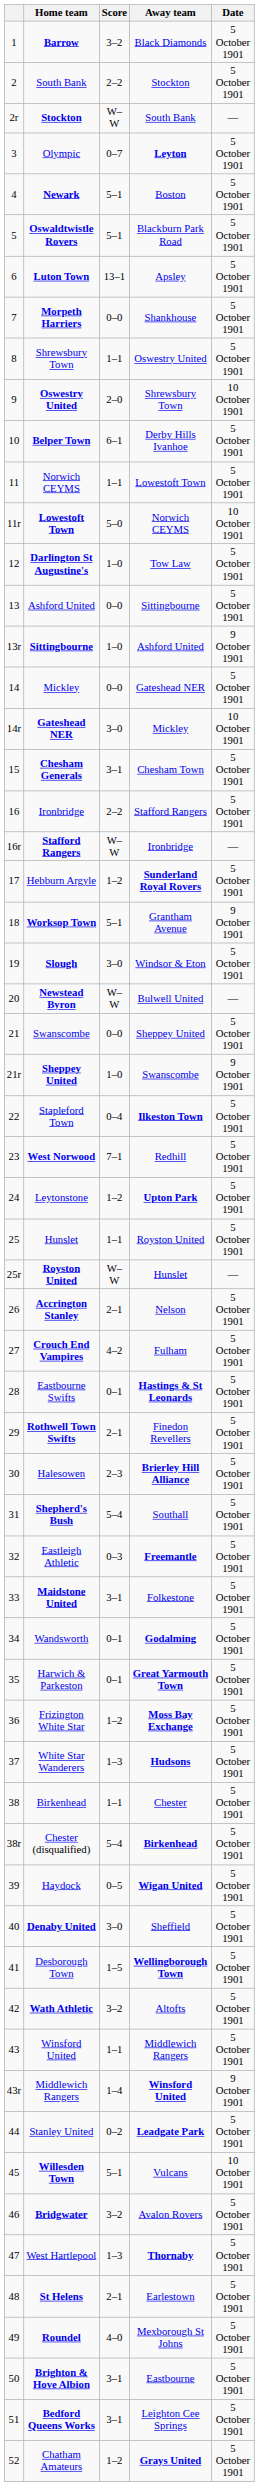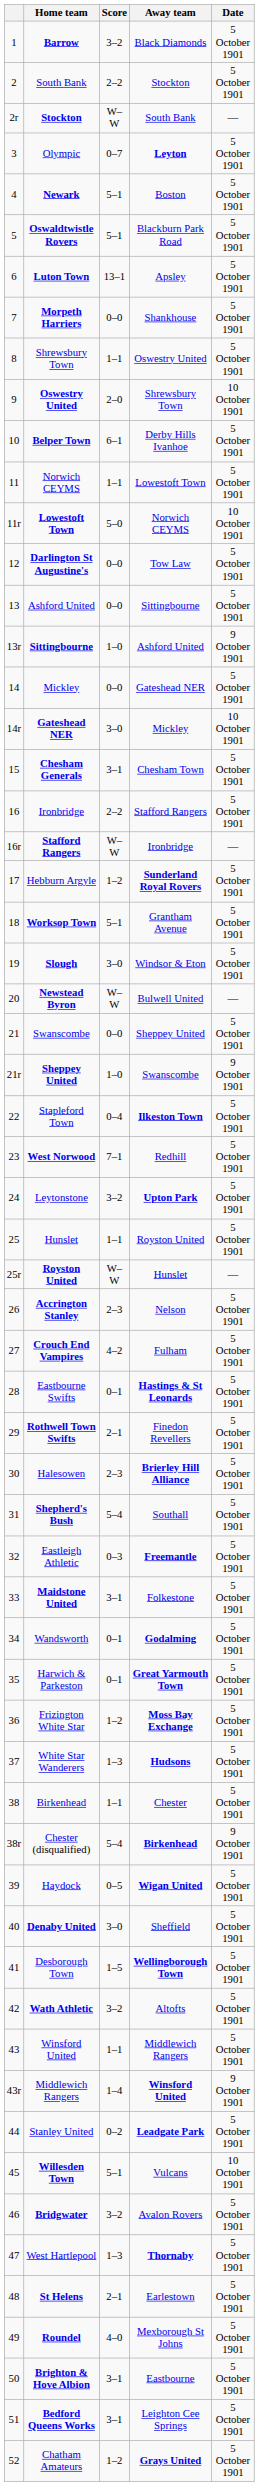(114, 564) 1–0 -> (114, 564) 0–0
(233, 922) 9 October 1901 -> (233, 922) 5 October 1901
(114, 1198) 1–2 -> (114, 1198) 3–2
(114, 1309) 2–1 -> (114, 1309) 2–3
(233, 1844) 5 October 1901 -> (233, 1844) 9 October 1901
